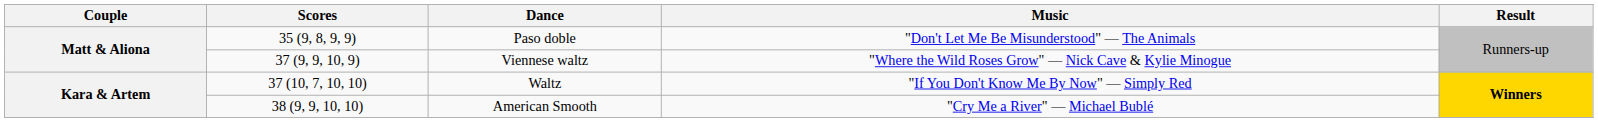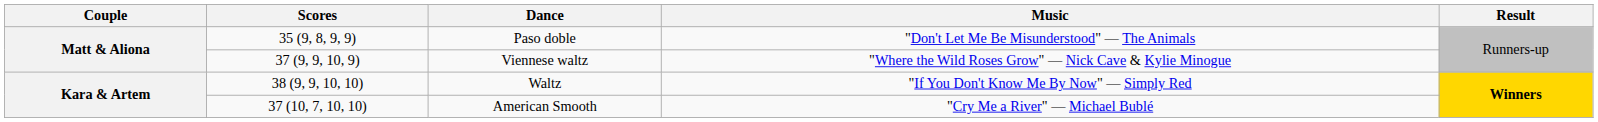(318, 83) 37 (10, 7, 10, 10) -> (318, 83) 38 (9, 9, 10, 10)
(318, 106) 38 (9, 9, 10, 10) -> (318, 106) 37 (10, 7, 10, 10)
